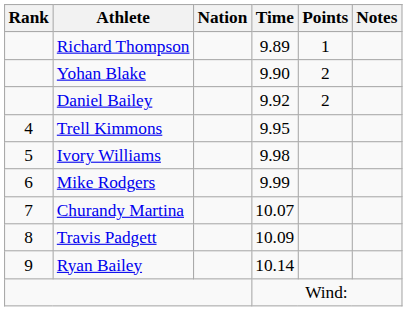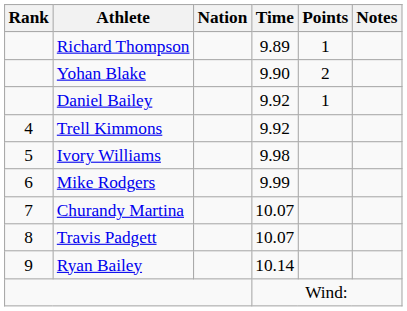(325, 100) 2 -> (325, 100) 1
(275, 127) 9.95 -> (275, 127) 9.92
(275, 237) 10.09 -> (275, 237) 10.07
